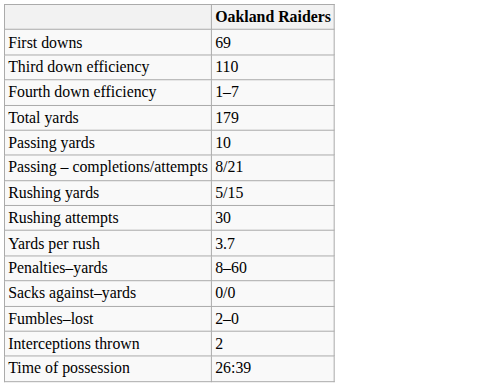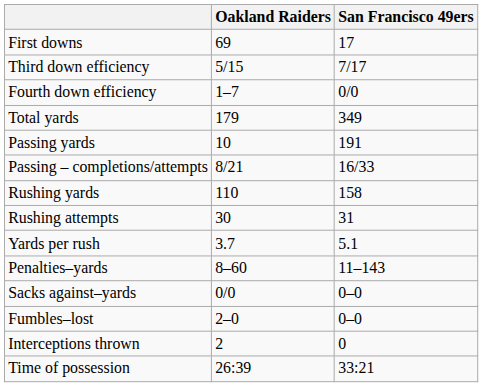+ column: (406, 17)
(227, 67) 110 -> (229, 67) 5/15
(229, 192) 5/15 -> (227, 192) 110
